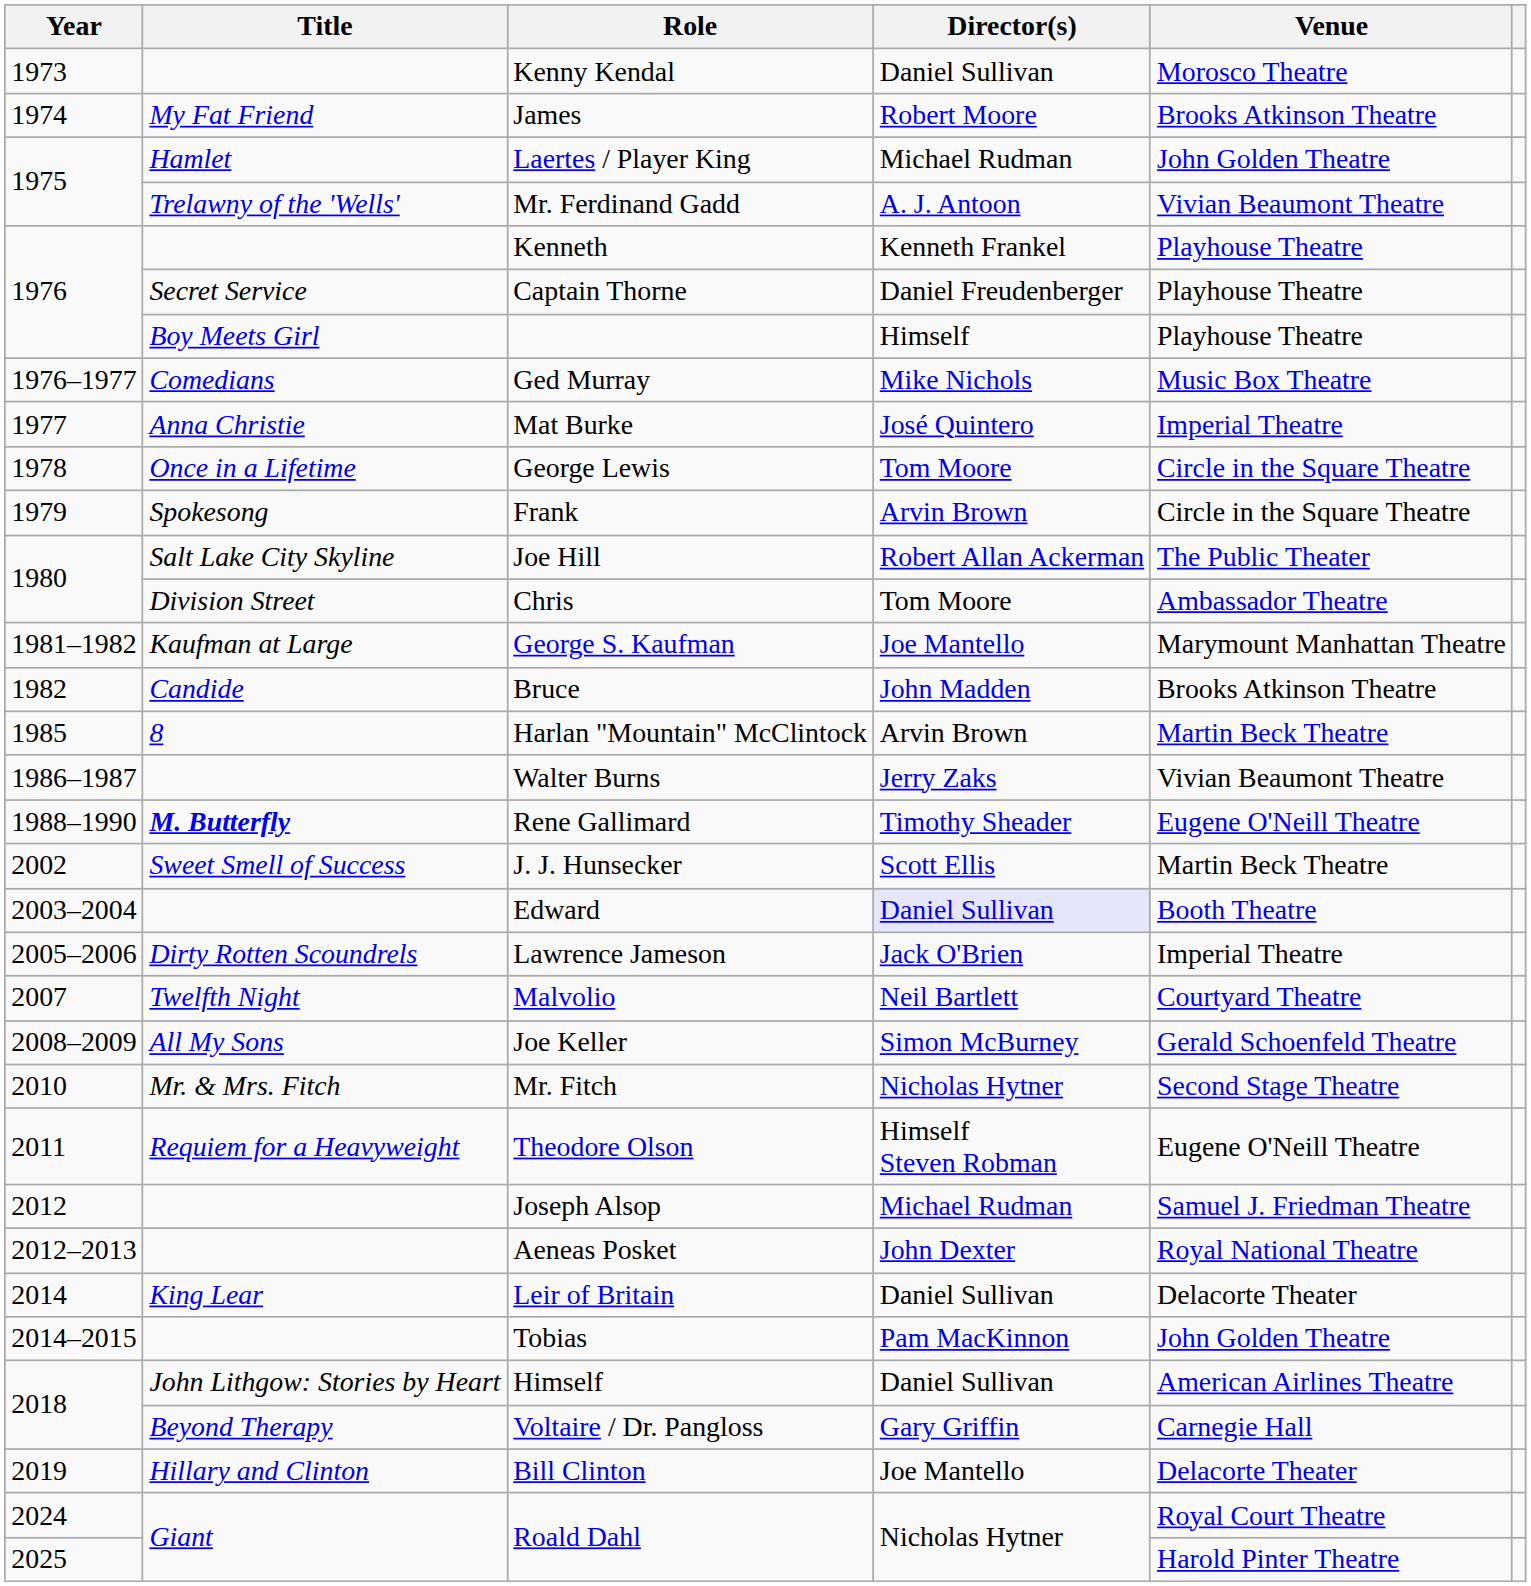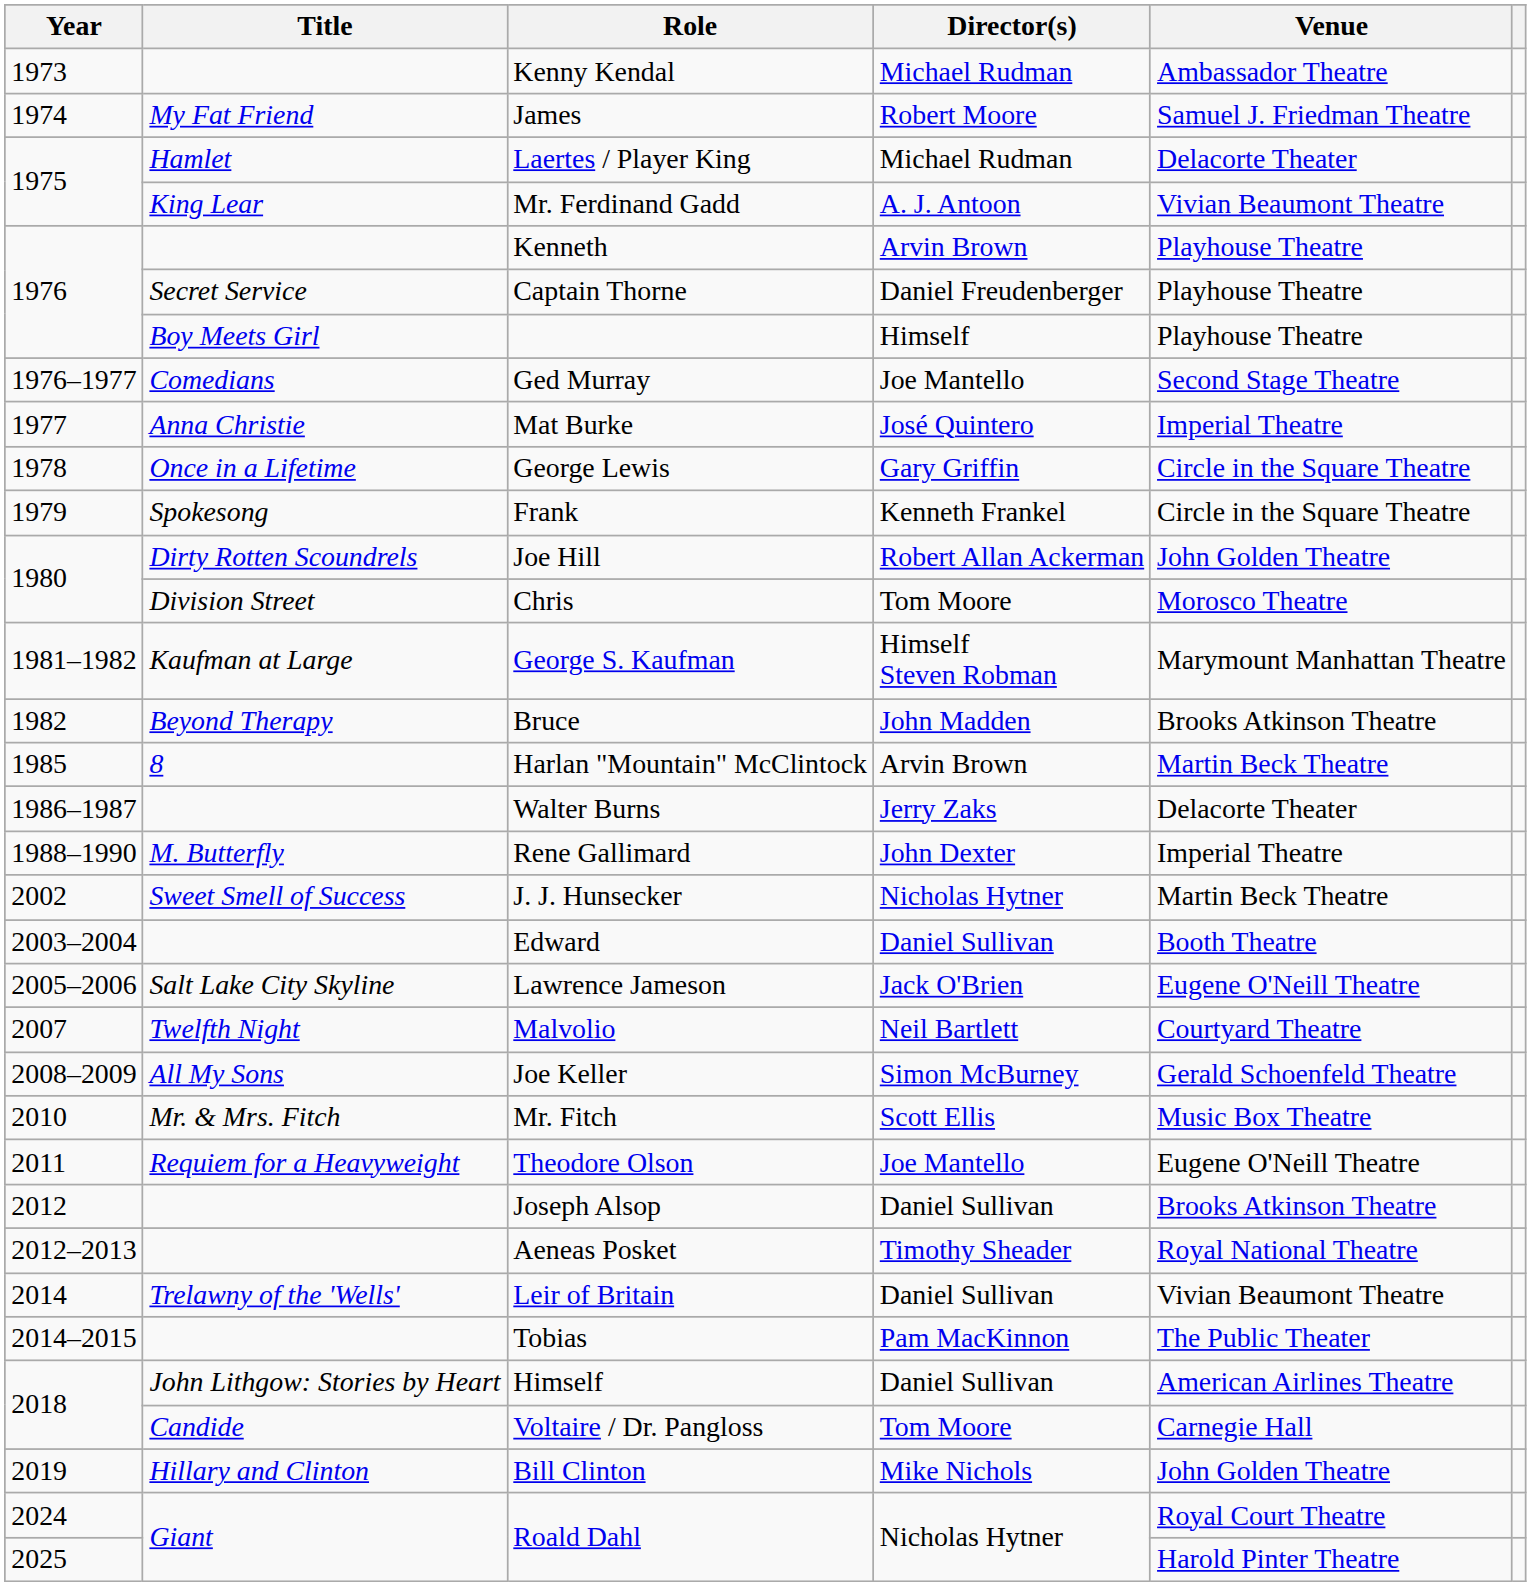(967, 70) Daniel Sullivan -> (976, 70) Michael Rudman
(1252, 70) Morosco Theatre -> (1272, 70) Ambassador Theatre
(1297, 114) Brooks Atkinson Theatre -> (1314, 114) Samuel J. Friedman Theatre
(1274, 159) John Golden Theatre -> (1257, 159) Delacorte Theater
(275, 203) Trelawny of the 'Wells' -> (206, 203) King Lear
(973, 247) Kenneth Frankel -> (954, 247) Arvin Brown
(956, 379) Mike Nichols -> (952, 379) Joe Mantello
(1264, 379) Music Box Theatre -> (1278, 379) Second Stage Theatre
(946, 468) Tom Moore -> (949, 468) Gary Griffin
(954, 512) Arvin Brown -> (973, 512) Kenneth Frankel
(272, 556) Salt Lake City Skyline -> (283, 556) Dirty Rotten Scoundrels
(1263, 556) The Public Theater -> (1274, 556) John Golden Theatre
(1272, 600) Ambassador Theatre -> (1252, 600) Morosco Theatre
(952, 644) Joe Mantello -> (968, 660) Himself Steven Robman
(197, 688) Candide -> (241, 720) Beyond Therapy
(1301, 777) Vivian Beaumont Theatre -> (1257, 808) Delacorte Theater
(220, 821) bold -> (217, 852) normal
(976, 821) Timothy Sheader -> (947, 852) John Dexter
(1288, 821) Eugene O'Neill Theatre -> (1250, 852) Imperial Theatre
(937, 865) Scott Ellis -> (971, 896) Nicholas Hytner
(967, 909) lavender background -> (967, 940) no background
(283, 953) Dirty Rotten Scoundrels -> (272, 985) Salt Lake City Skyline
(1250, 953) Imperial Theatre -> (1288, 985) Eugene O'Neill Theatre
(971, 1086) Nicholas Hytner -> (937, 1117) Scott Ellis
(1278, 1086) Second Stage Theatre -> (1264, 1117) Music Box Theatre
(968, 1146) Himself Steven Robman -> (952, 1161) Joe Mantello
(976, 1205) Michael Rudman -> (967, 1205) Daniel Sullivan
(1314, 1205) Samuel J. Friedman Theatre -> (1297, 1205) Brooks Atkinson Theatre
(947, 1250) John Dexter -> (976, 1250) Timothy Sheader
(206, 1294) King Lear -> (275, 1294) Trelawny of the 'Wells'
(1257, 1294) Delacorte Theater -> (1301, 1294) Vivian Beaumont Theatre
(1274, 1338) John Golden Theatre -> (1263, 1338) The Public Theater
(241, 1426) Beyond Therapy -> (197, 1426) Candide
(949, 1426) Gary Griffin -> (946, 1426) Tom Moore
(952, 1470) Joe Mantello -> (956, 1470) Mike Nichols
(1257, 1470) Delacorte Theater -> (1274, 1470) John Golden Theatre
